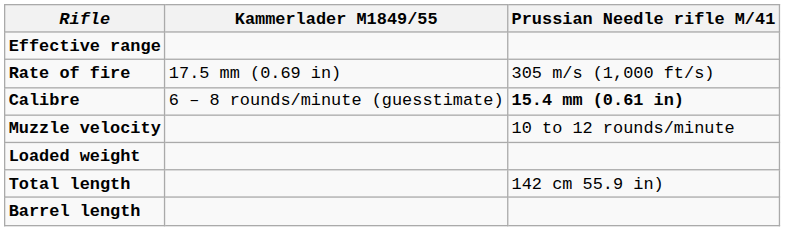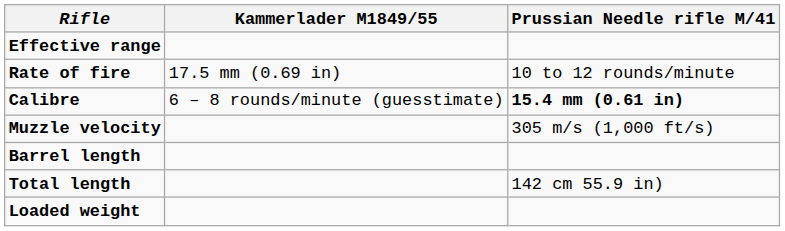(613, 74) 305 m/s (1,000 ft/s) -> (623, 74) 10 to 12 rounds/minute
(623, 129) 10 to 12 rounds/minute -> (613, 129) 305 m/s (1,000 ft/s)
rows swapped: (75, 211) <-> (75, 156)
